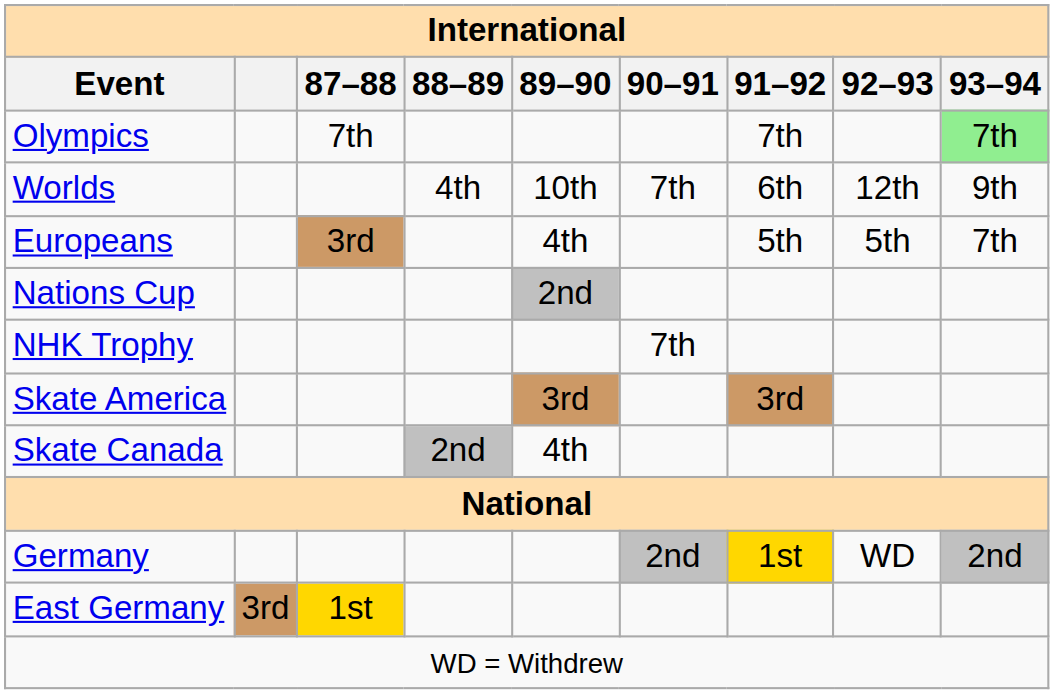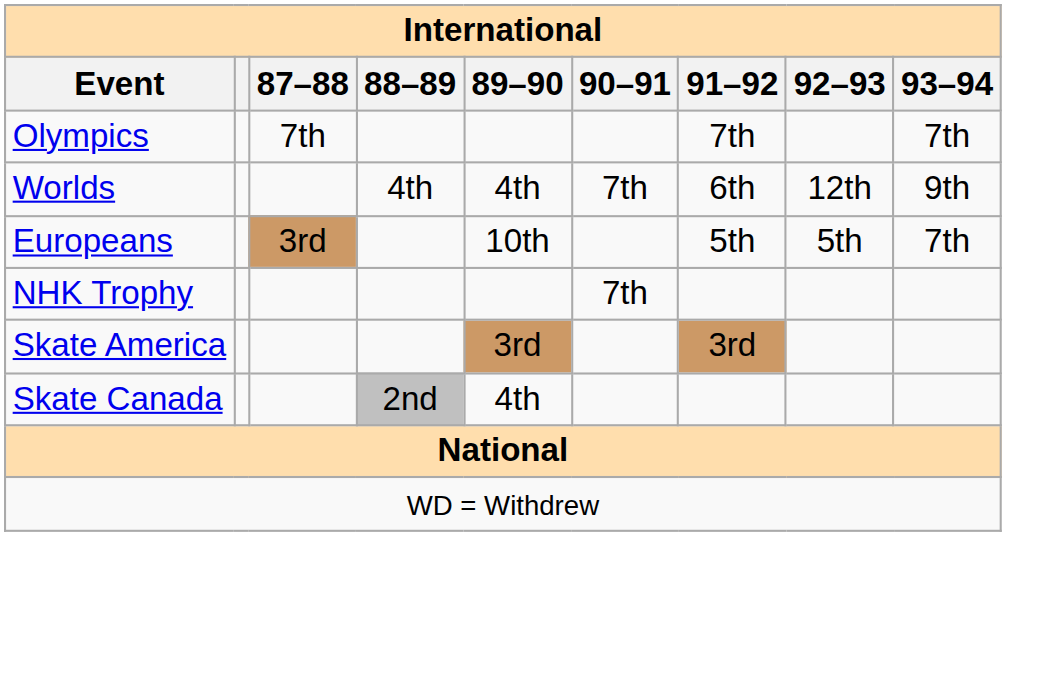(995, 135) lightgreen background -> (947, 135) no background
(565, 188) 10th -> (518, 188) 4th
(565, 240) 4th -> (518, 240) 10th
- row: (104, 293)
- row: (81, 556)
- row: (119, 608)
